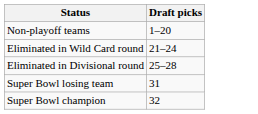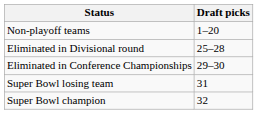- row: (75, 48)
+ row: (99, 65)
